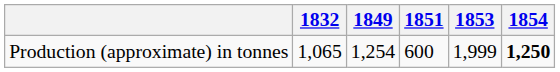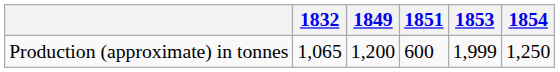(373, 51) 1,254 -> (373, 51) 1,200
(528, 51) bold -> (528, 51) normal
